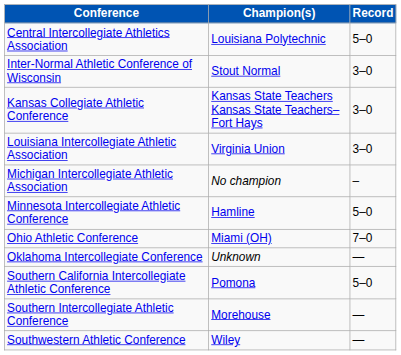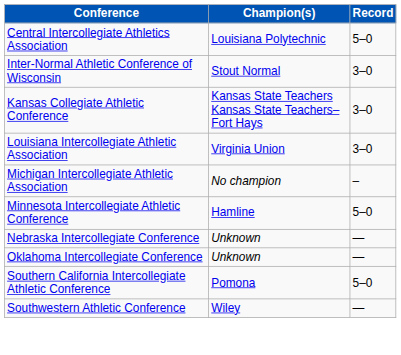+ row: (103, 238)
- row: (73, 238)
- row: (90, 314)
